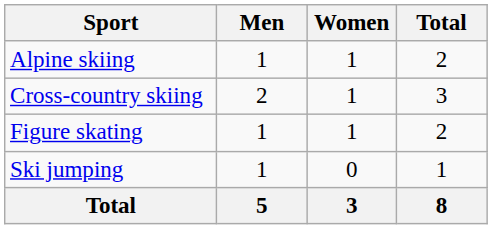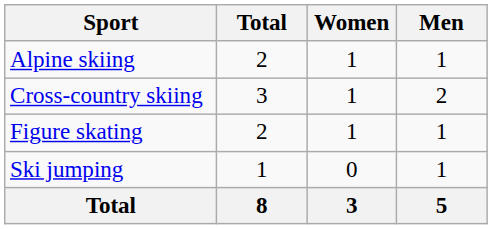columns swapped: (262, 22) <-> (441, 22)
